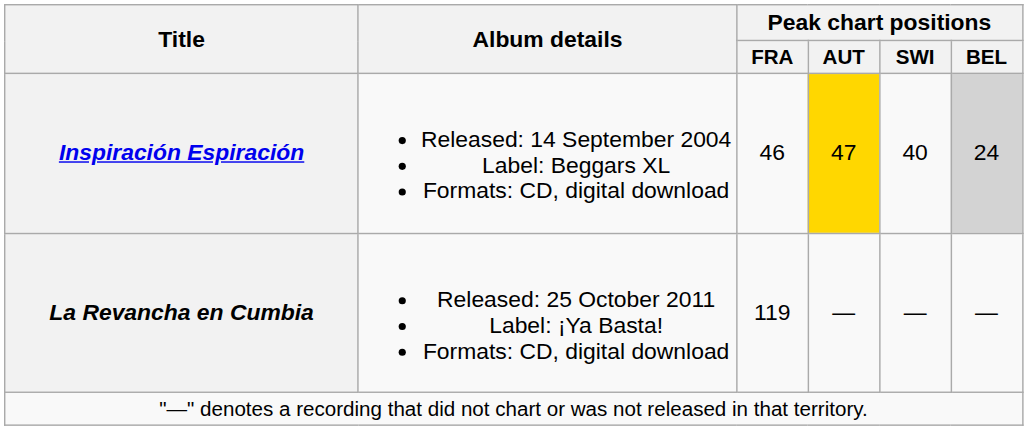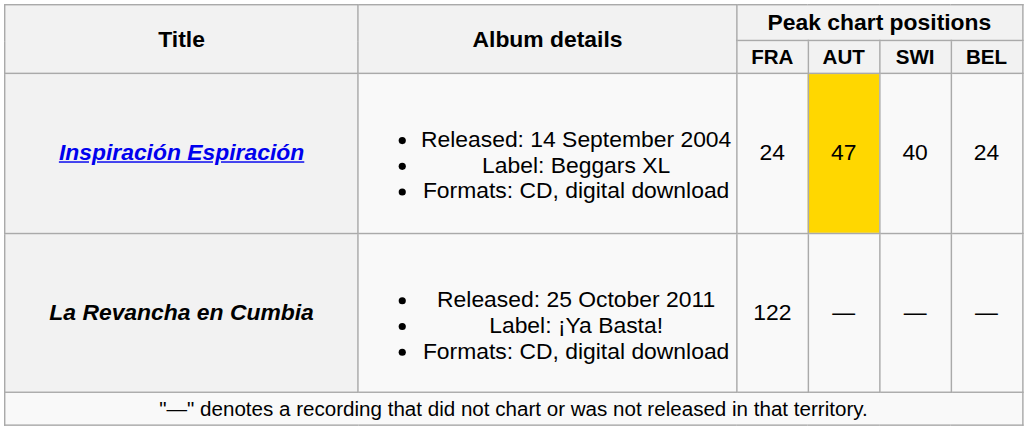(772, 152) 46 -> (772, 152) 24
(987, 152) lightgrey background -> (987, 152) no background
(772, 312) 119 -> (772, 312) 122
